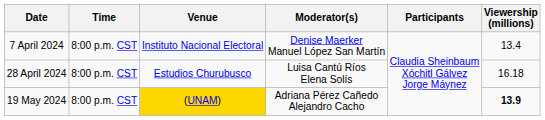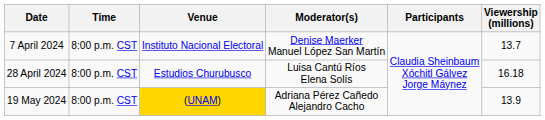(511, 46) 13.4 -> (511, 46) 13.7
(511, 101) bold -> (511, 101) normal
